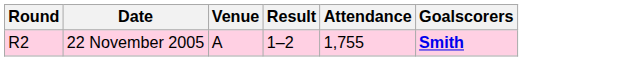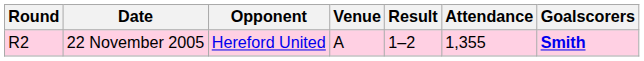+ column: (269, 17)
(344, 42) 1,755 -> (465, 42) 1,355
